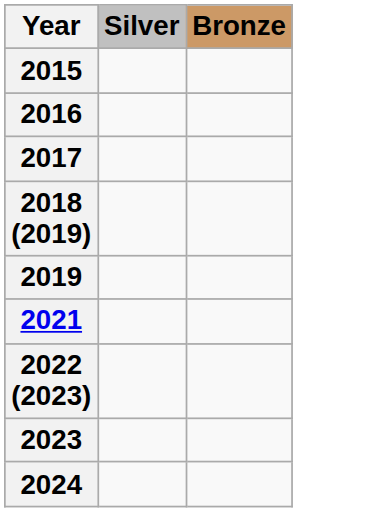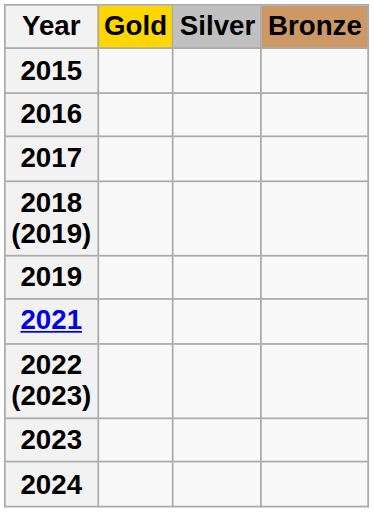+ column: (136, 26)
